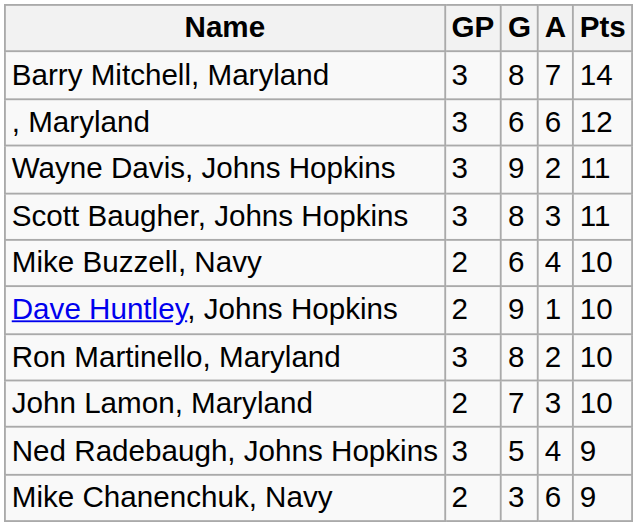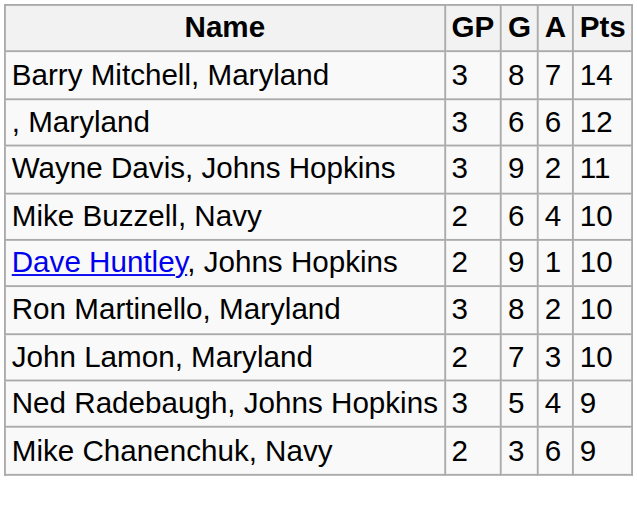- row: (210, 215)
